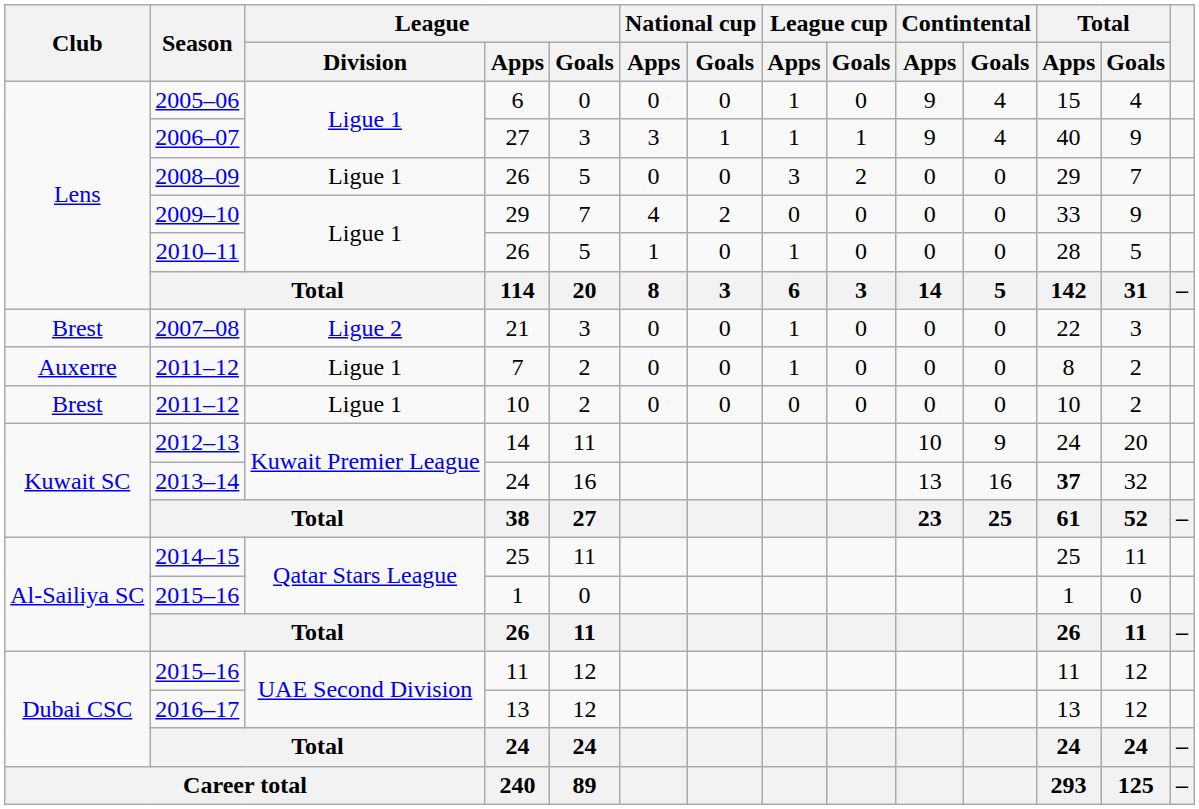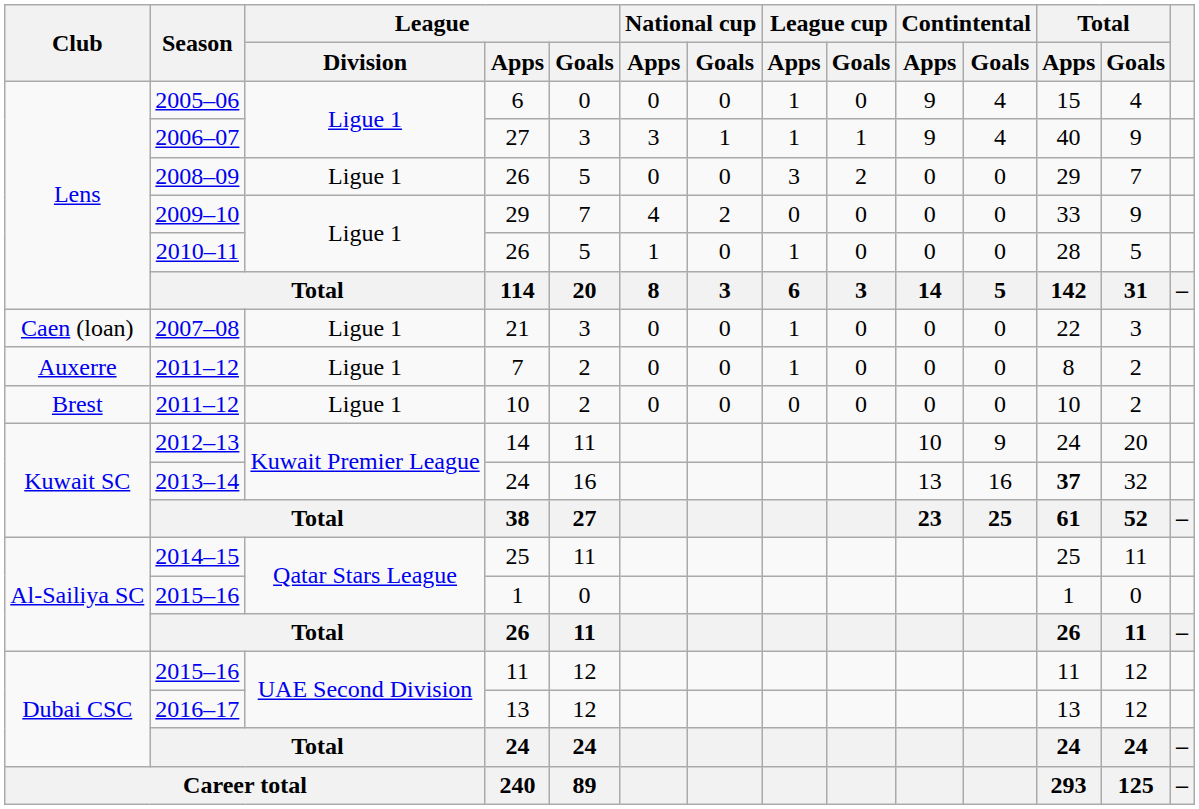(77, 328) Brest -> (77, 328) Caen (loan)
(365, 328) Ligue 2 -> (365, 328) Ligue 1
